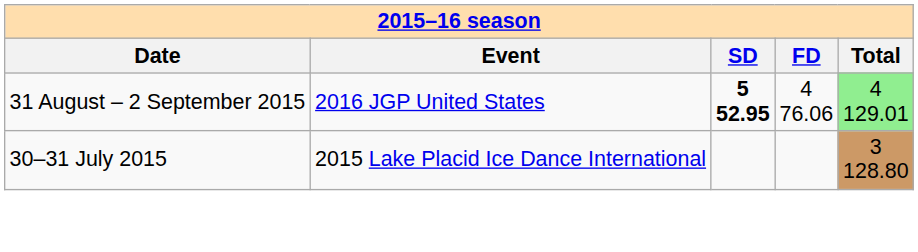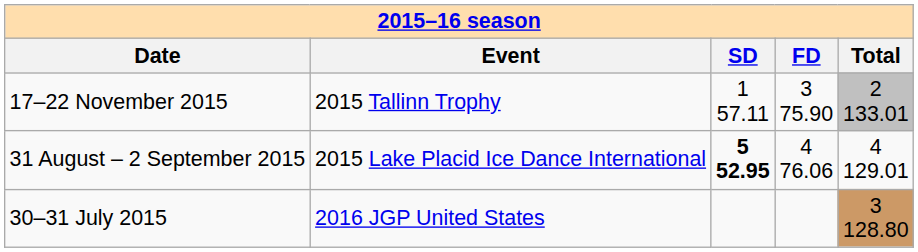+ row: (119, 101)
(430, 101) 2016 JGP United States -> (511, 159) 2015 Lake Placid Ice Dance International
(876, 101) lightgreen background -> (876, 159) no background
(511, 159) 2015 Lake Placid Ice Dance International -> (430, 217) 2016 JGP United States
